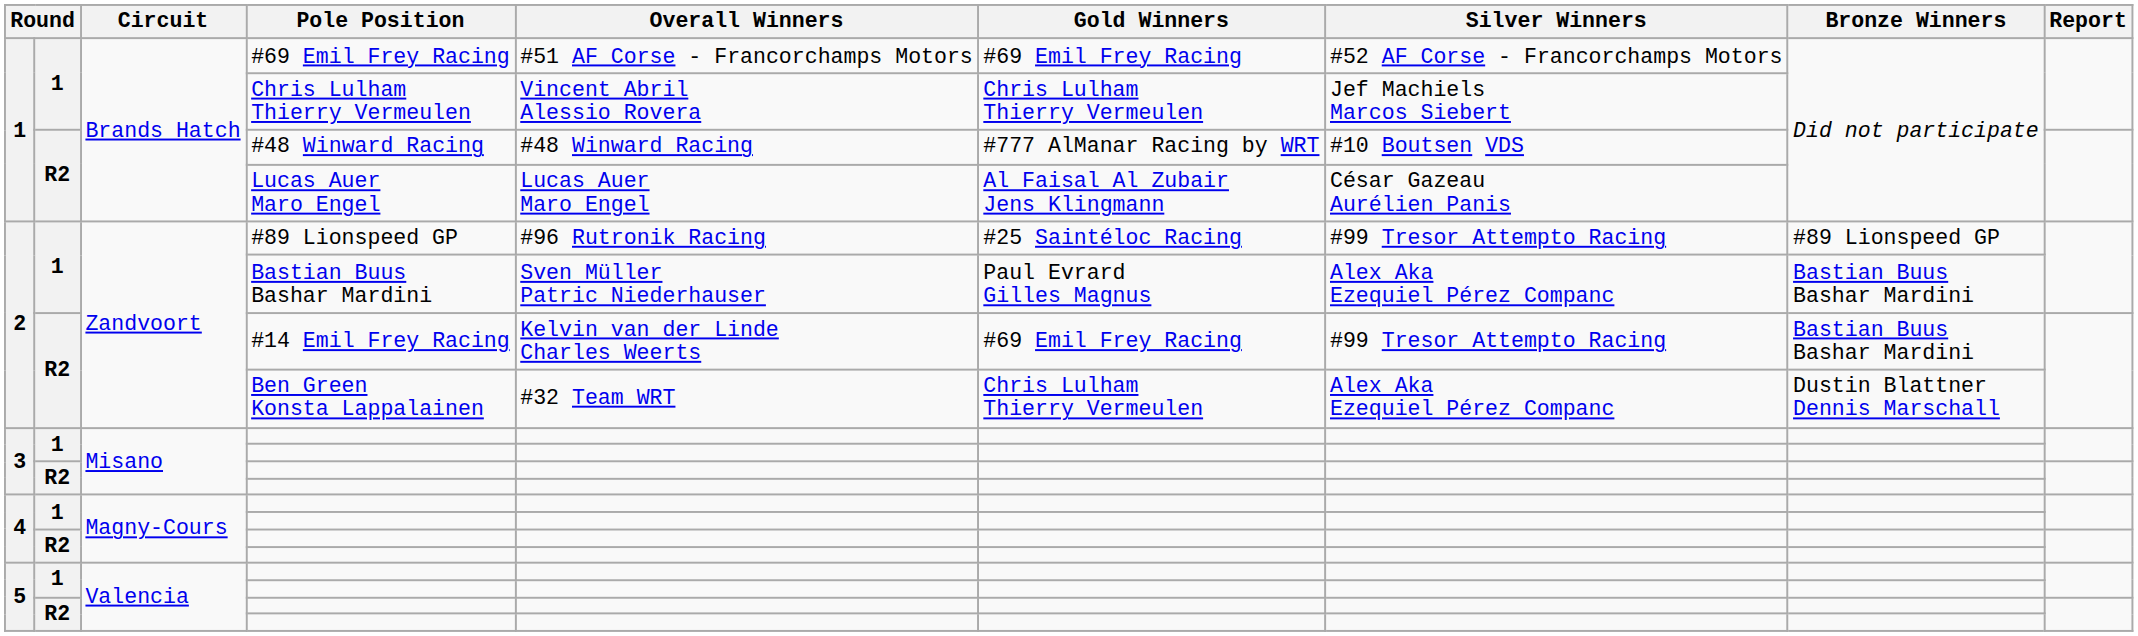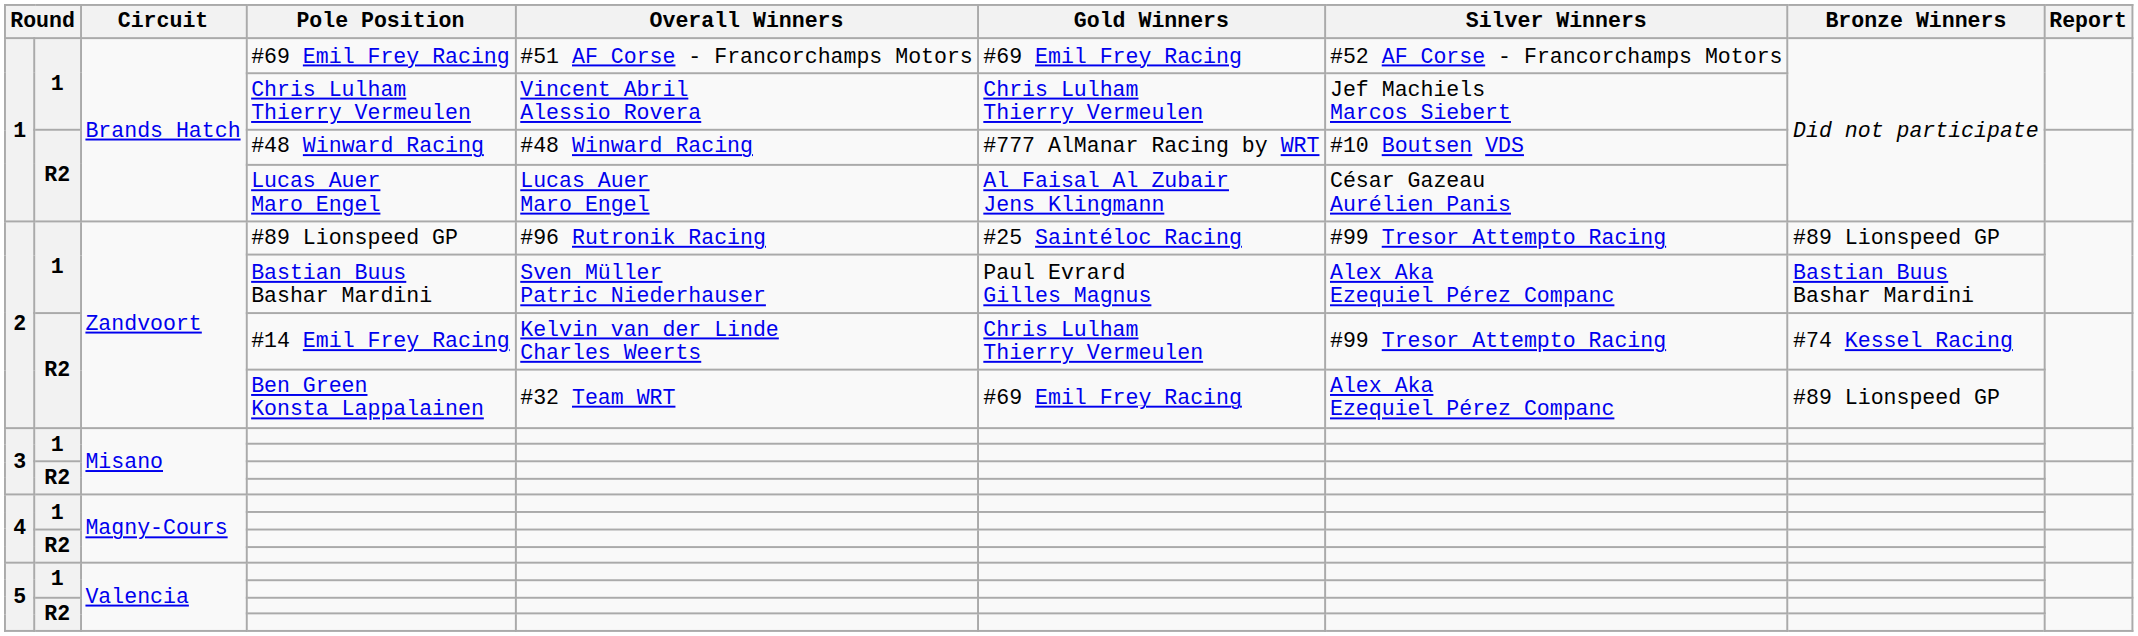(1113, 341) #69 Emil Frey Racing -> (1093, 341) Chris Lulham Thierry Vermeulen
(1884, 341) Bastian Buus Bashar Mardini -> (1903, 341) #74 Kessel Racing
(1093, 399) Chris Lulham Thierry Vermeulen -> (1113, 399) #69 Emil Frey Racing
(1896, 399) Dustin Blattner Dennis Marschall -> (1896, 399) #89 Lionspeed GP
